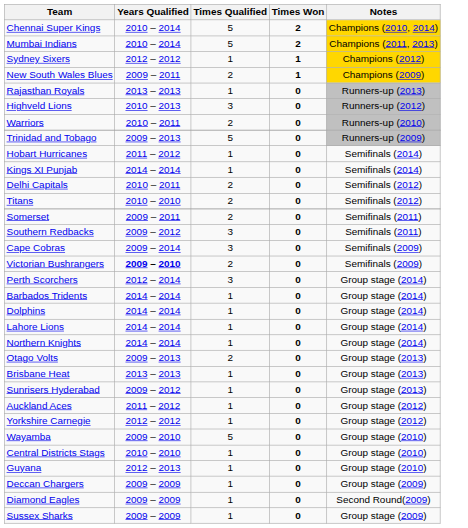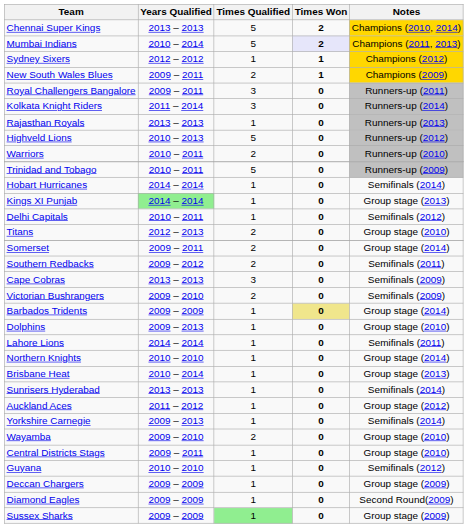(153, 28) 2010 – 2014 -> (176, 28) 2013 – 2013
(298, 43) no background -> (321, 43) lavender background
+ row: (71, 91)
+ row: (54, 106)
(230, 106) 3 -> (253, 138) 5
(153, 138) 2009 – 2013 -> (176, 169) 2010 – 2011
(153, 153) 2011 – 2012 -> (176, 185) 2014 – 2014
(153, 169) no background -> (176, 201) lightgreen background
(383, 169) Semifinals (2014) -> (406, 201) Group stage (2013)
(230, 185) 2 -> (253, 216) 1
(153, 201) 2010 – 2010 -> (176, 232) 2012 – 2013
(383, 201) Semifinals (2012) -> (406, 232) Group stage (2010)
(383, 216) Semifinals (2011) -> (406, 248) Group stage (2014)
(230, 232) 3 -> (253, 264) 2
(153, 248) 2009 – 2014 -> (176, 279) 2013 – 2013
(153, 264) bold -> (176, 295) normal
- row: (42, 279)
(153, 295) 2014 – 2014 -> (176, 311) 2009 – 2009
(298, 295) no background -> (321, 311) khaki background
(153, 311) 2014 – 2014 -> (176, 327) 2009 – 2013
(383, 311) Group stage (2014) -> (406, 327) Group stage (2010)
(383, 327) Group stage (2014) -> (406, 342) Semifinals (2011)
(153, 342) 2014 – 2014 -> (176, 358) 2010 – 2010
- row: (32, 358)
(153, 374) 2013 – 2013 -> (176, 374) 2010 – 2014
(153, 389) 2009 – 2012 -> (176, 389) 2013 – 2013
(383, 389) Group stage (2013) -> (406, 389) Semifinals (2014)
(153, 421) 2012 – 2012 -> (176, 421) 2009 – 2013
(383, 421) Group stage (2012) -> (406, 421) Semifinals (2014)
(230, 437) 5 -> (253, 437) 2
(153, 452) 2010 – 2010 -> (176, 452) 2009 – 2011
(153, 468) 2012 – 2013 -> (176, 468) 2010 – 2010
(383, 468) Group stage (2010) -> (406, 468) Semifinals (2012)
(230, 515) no background -> (253, 515) lightgreen background
